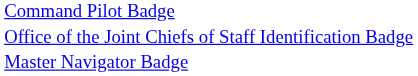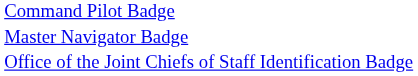rows swapped: (96, 62) <-> (209, 36)
